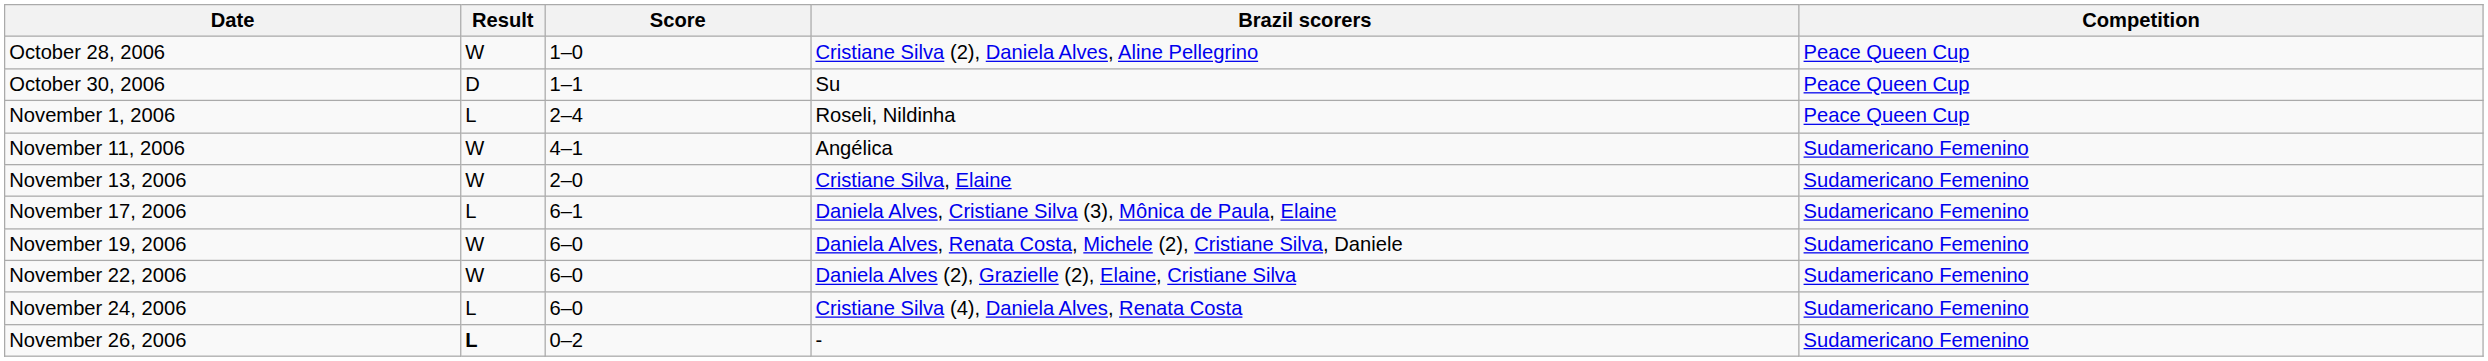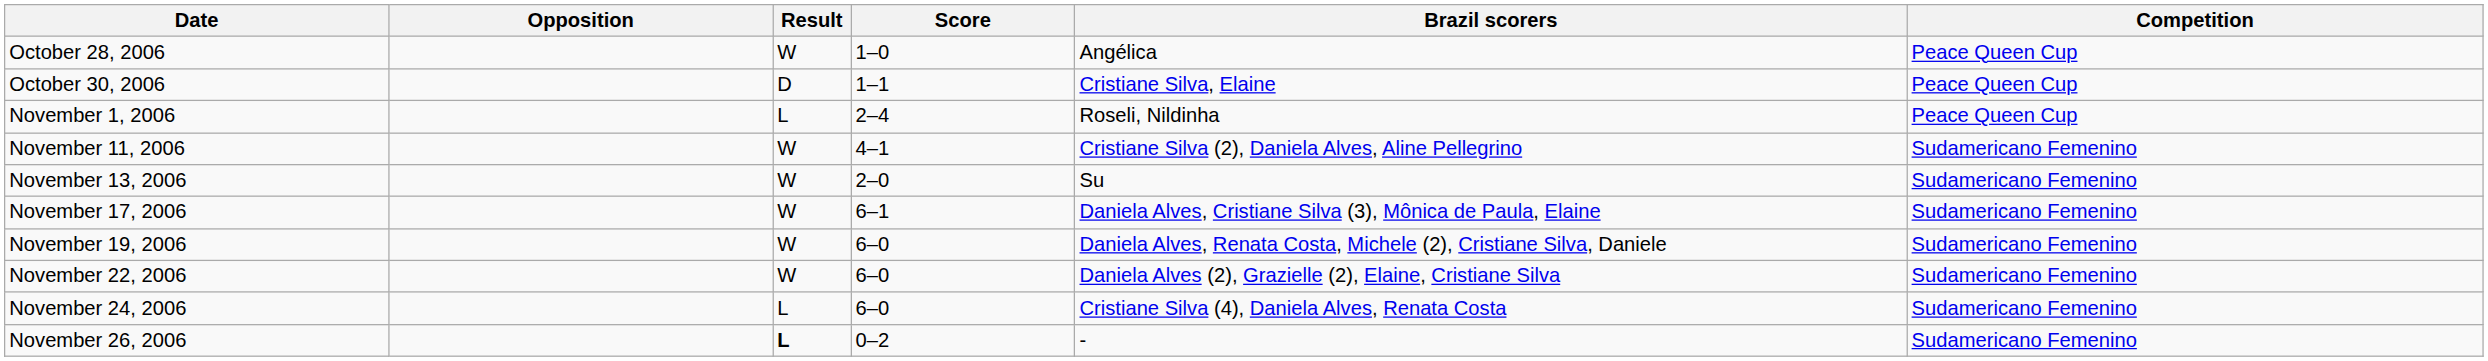+ column: (581, 20)
(1037, 52) Cristiane Silva (2), Daniela Alves, Aline Pellegrino -> (1118, 52) Angélica
(828, 84) Su -> (1178, 84) Cristiane Silva, Elaine
(854, 148) Angélica -> (1301, 148) Cristiane Silva (2), Daniela Alves, Aline Pellegrino
(914, 180) Cristiane Silva, Elaine -> (1092, 180) Su
(471, 212) L -> (787, 212) W
